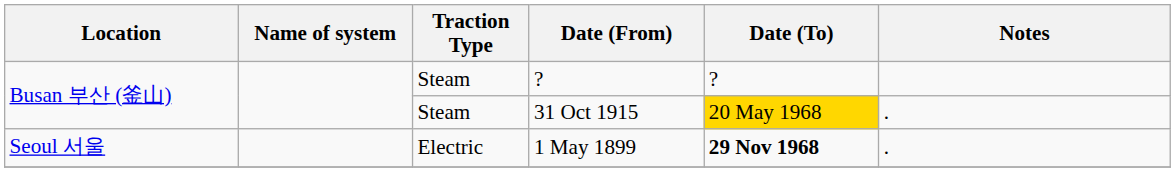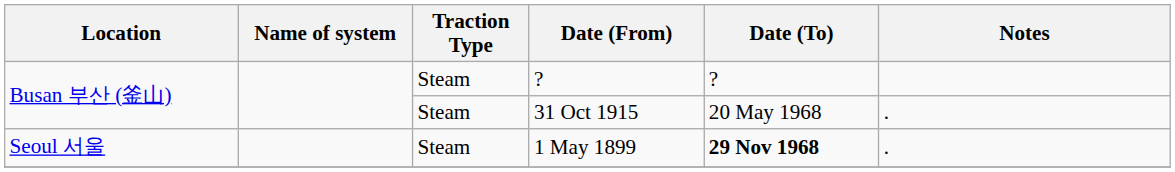(765, 111) gold background -> (765, 111) no background
(450, 147) Electric -> (444, 147) Steam
